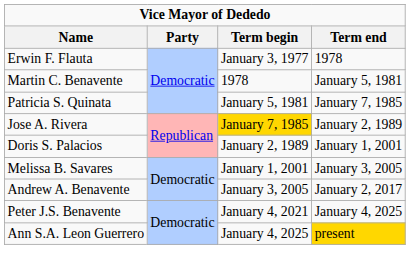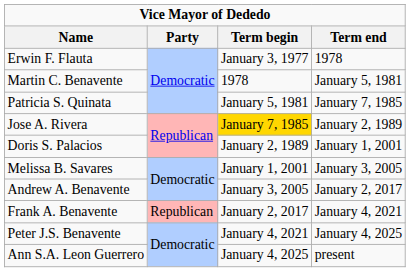+ row: (62, 211)
(335, 233) gold background -> (335, 255) no background
